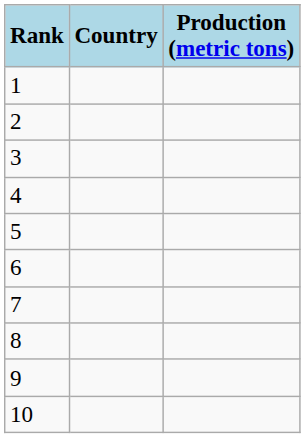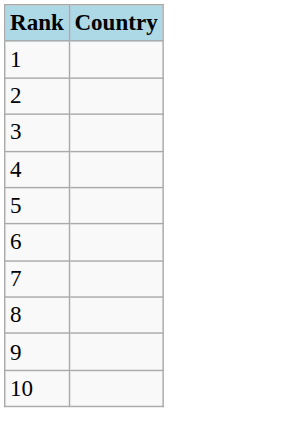- column: (231, 35)
